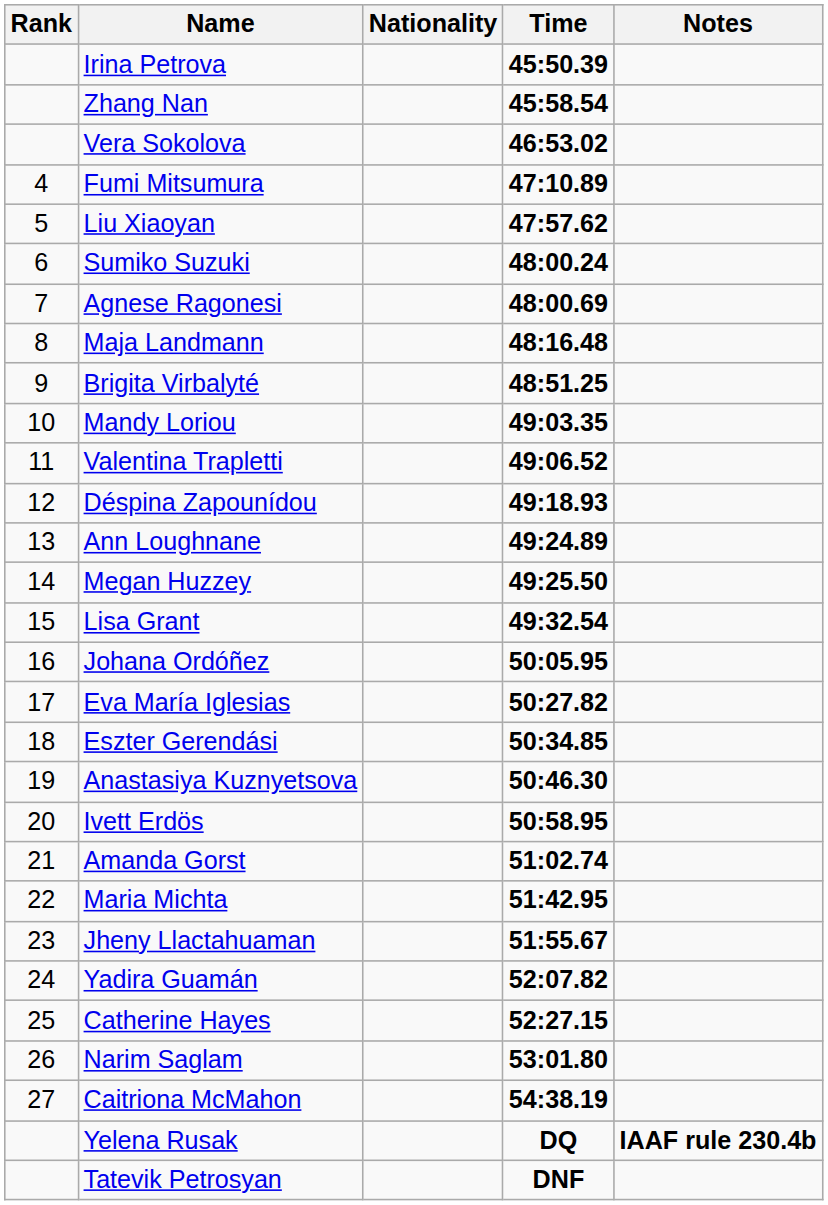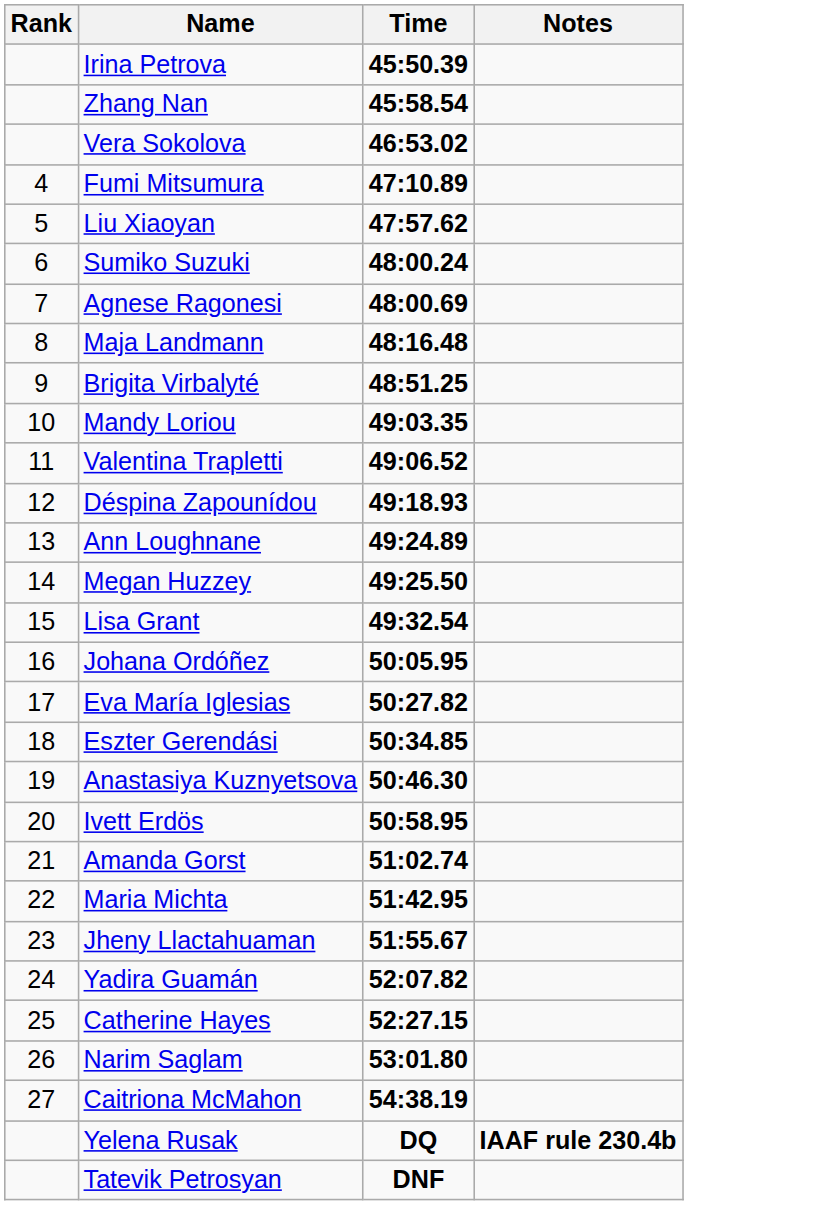- column: (433, 24)
